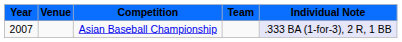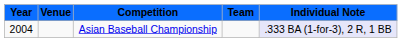(21, 29) 2007 -> (21, 29) 2004
